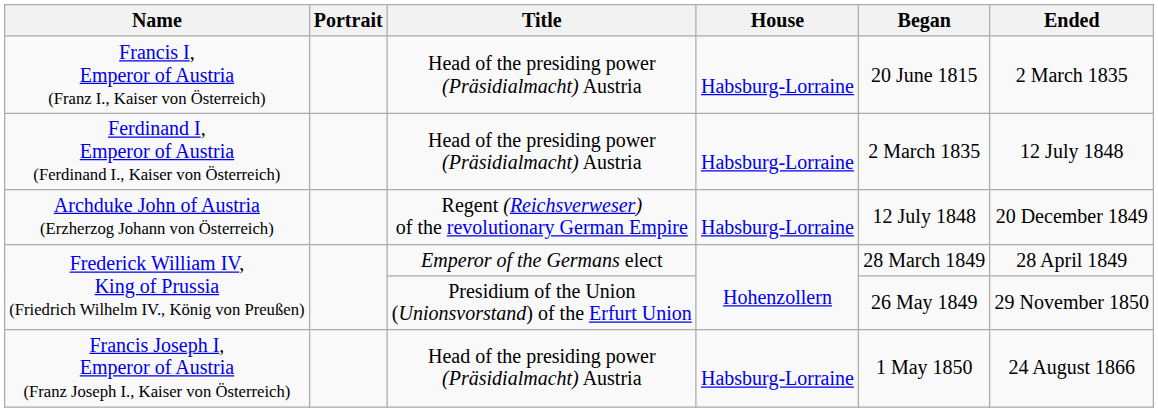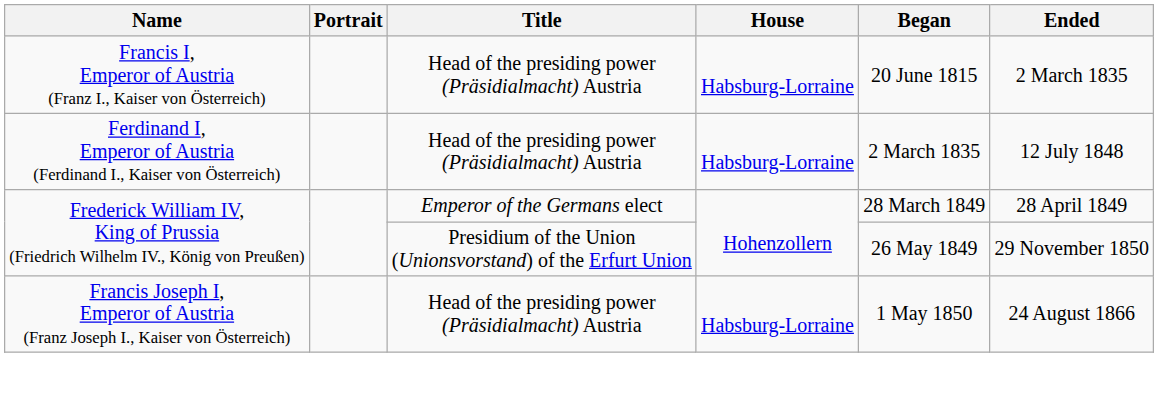- row: (157, 216)
